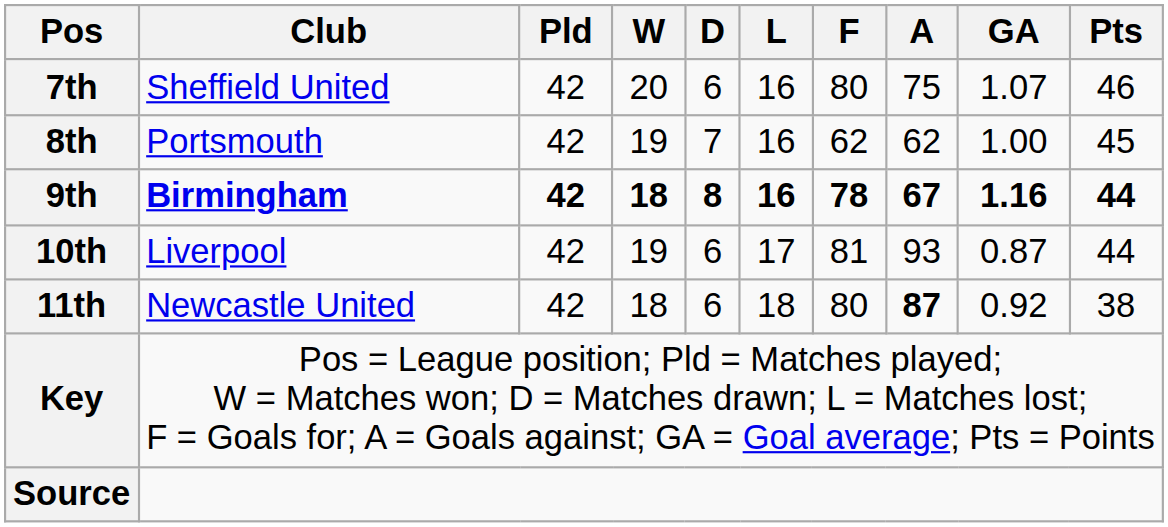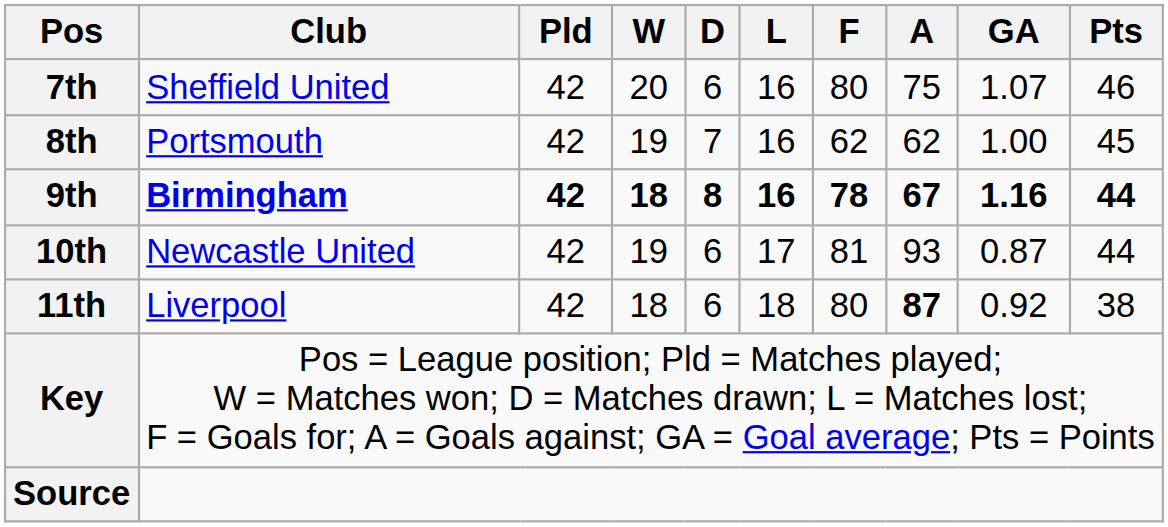(216, 251) Liverpool -> (281, 251) Newcastle United
(281, 305) Newcastle United -> (216, 305) Liverpool
